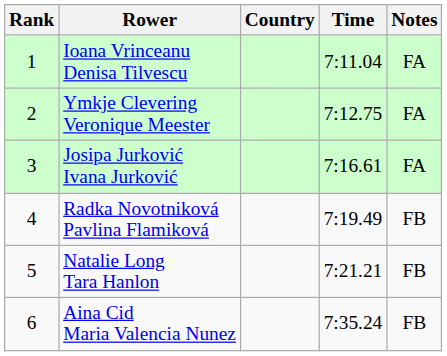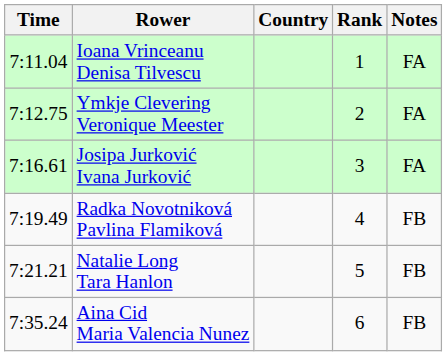columns swapped: (32, 19) <-> (353, 19)
